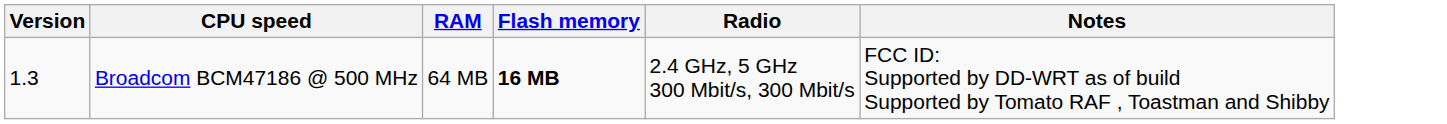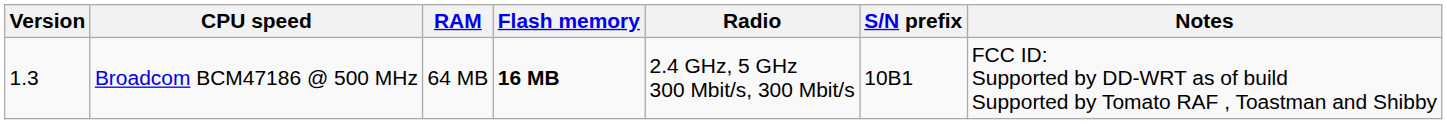+ column: (913, 21)
